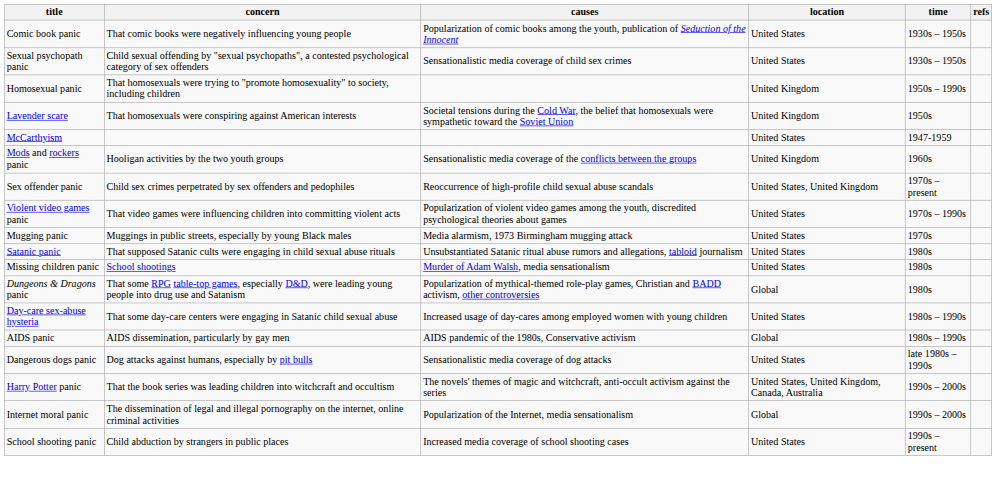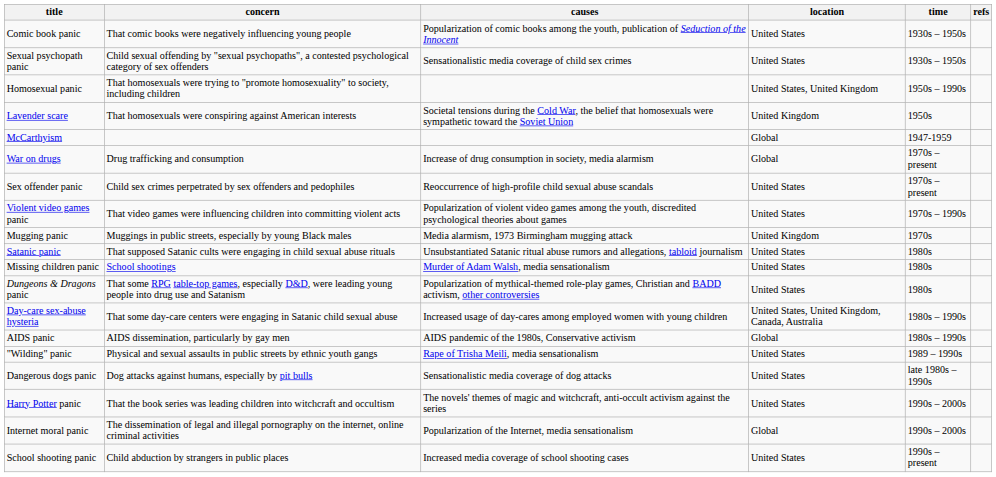(785, 88) United Kingdom -> (814, 88) United States, United Kingdom
(778, 137) United States -> (765, 137) Global
- row: (43, 159)
+ row: (34, 159)
(814, 186) United States, United Kingdom -> (778, 186) United States
(778, 235) United States -> (785, 235) United Kingdom
(765, 289) Global -> (778, 289) United States
(778, 316) United States -> (816, 316) United States, United Kingdom, Canada, Australia
+ row: (39, 354)
(816, 387) United States, United Kingdom, Canada, Australia -> (778, 403) United States
